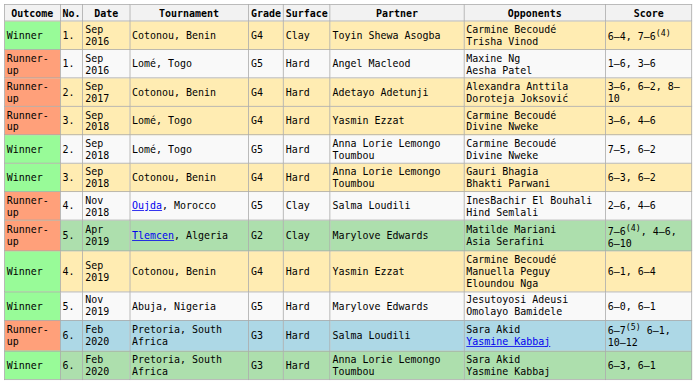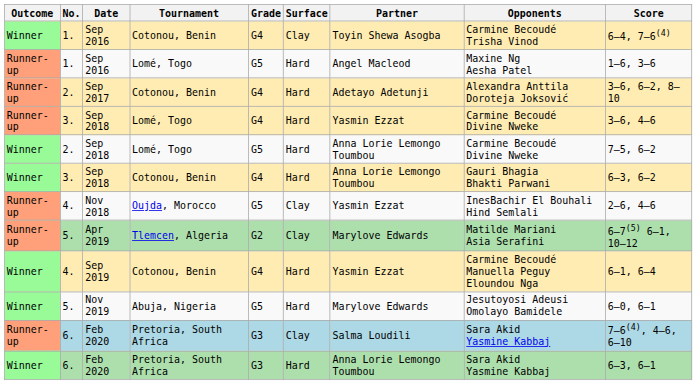(371, 206) Salma Loudili -> (368, 206) Yasmin Ezzat
(642, 235) 7–6(4), 4–6, 6–10 -> (639, 235) 6–7(5) 6–1, 10–12
(298, 335) Hard -> (298, 335) Clay
(639, 335) 6–7(5) 6–1, 10–12 -> (642, 335) 7–6(4), 4–6, 6–10
